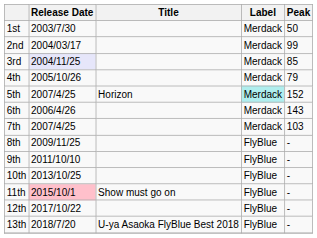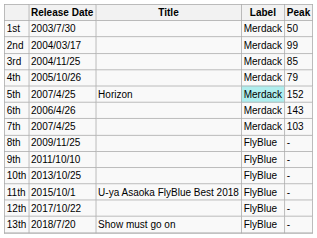(56, 61) lavender background -> (56, 61) no background
(53, 192) pink background -> (53, 192) no background
(137, 192) Show must go on -> (169, 192) U-ya Asaoka FlyBlue Best 2018
(169, 225) U-ya Asaoka FlyBlue Best 2018 -> (137, 225) Show must go on
